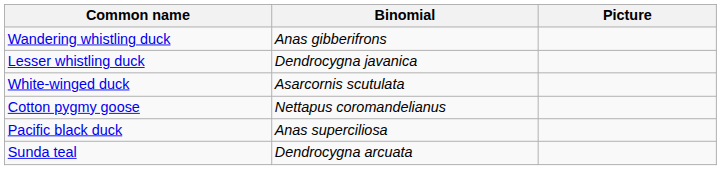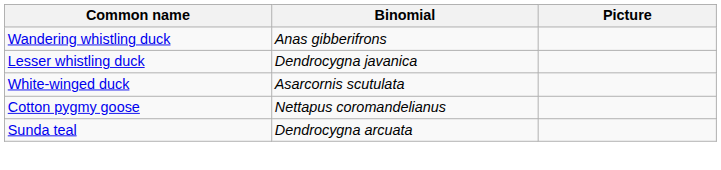- row: (65, 130)
